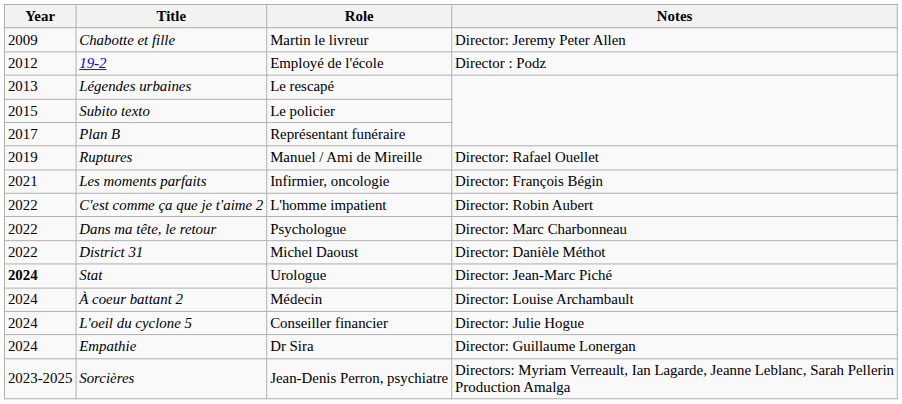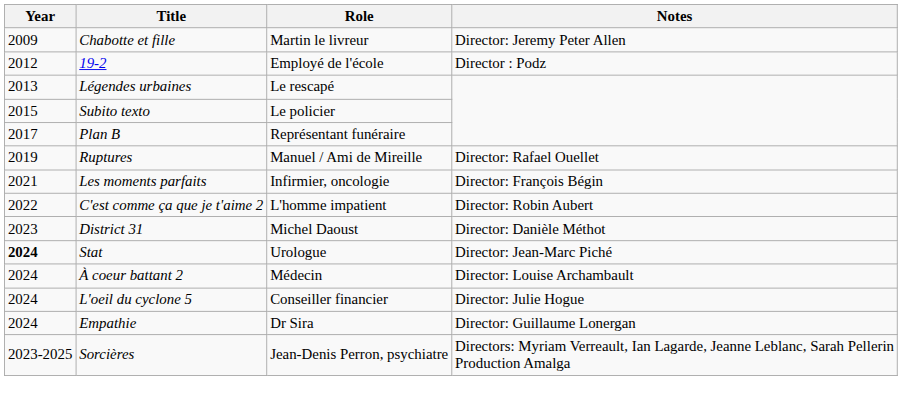- row: (148, 228)
(23, 252) 2022 -> (23, 228) 2023
